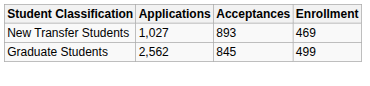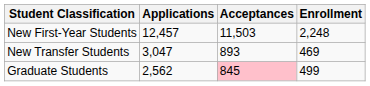+ row: (72, 33)
(154, 33) 1,027 -> (157, 52) 3,047
(226, 52) no background -> (230, 71) pink background
